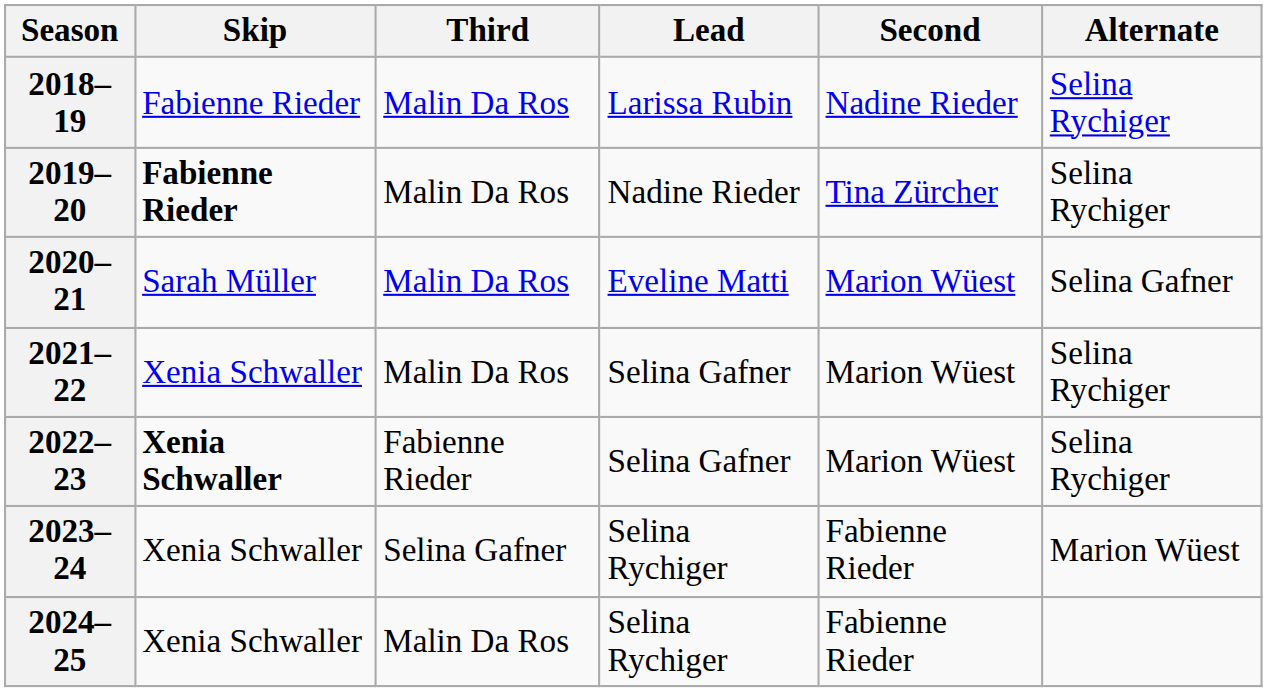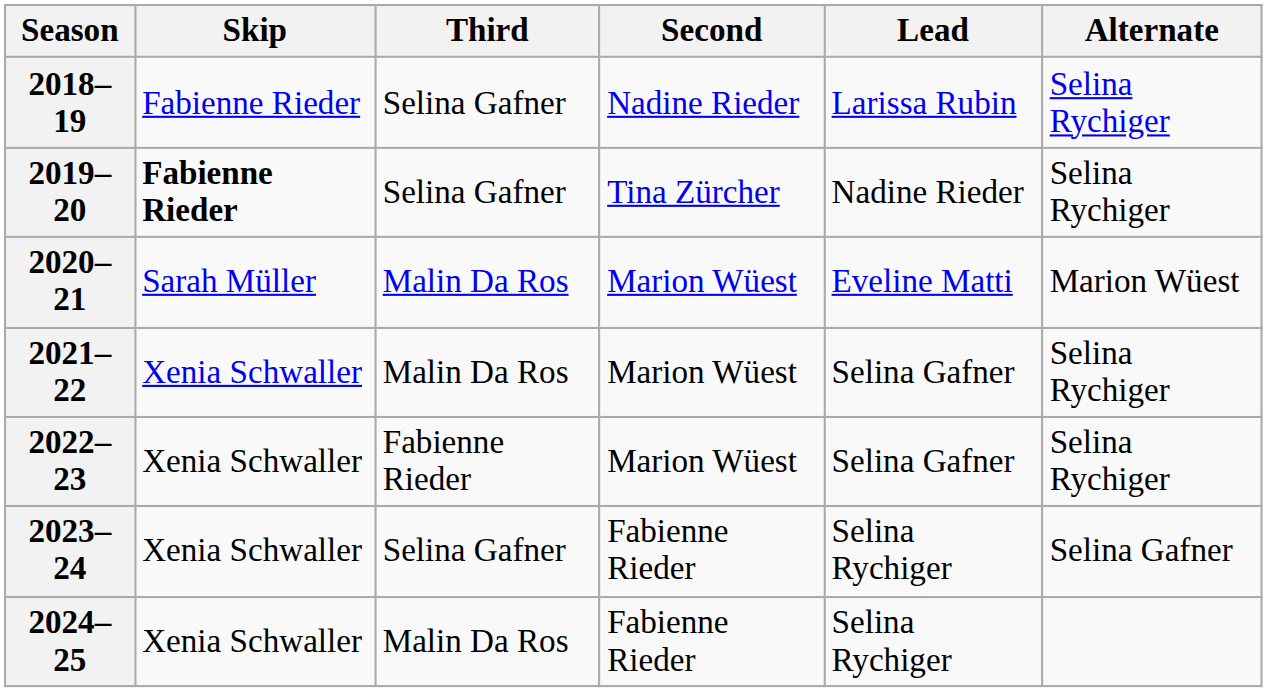columns swapped: (930, 30) <-> (709, 30)
(476, 101) Malin Da Ros -> (474, 101) Selina Gafner
(476, 191) Malin Da Ros -> (474, 191) Selina Gafner
(1141, 281) Selina Gafner -> (1145, 281) Marion Wüest
(212, 461) bold -> (252, 461) normal
(1145, 550) Marion Wüest -> (1141, 550) Selina Gafner
